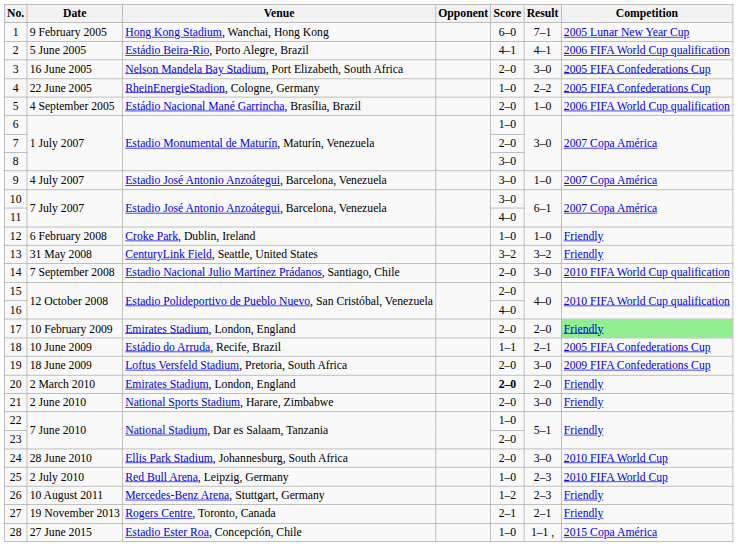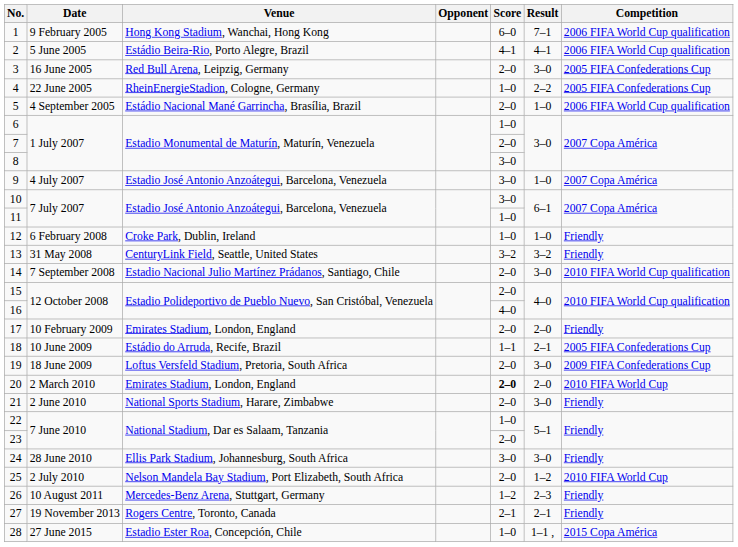(627, 32) 2005 Lunar New Year Cup -> (647, 32) 2006 FIFA World Cup qualification
(264, 69) Nelson Mandela Bay Stadium, Port Elizabeth, South Africa -> (207, 69) Red Bull Arena, Leipzig, Germany
(507, 217) 4–0 -> (507, 217) 1–0
(584, 328) lightgreen background -> (584, 328) no background
(584, 384) Friendly -> (616, 384) 2010 FIFA World Cup
(507, 458) 2–0 -> (507, 458) 3–0
(616, 458) 2010 FIFA World Cup -> (584, 458) Friendly
(207, 476) Red Bull Arena, Leipzig, Germany -> (264, 476) Nelson Mandela Bay Stadium, Port Elizabeth, South Africa
(507, 476) 1–0 -> (507, 476) 2–0
(543, 476) 2–3 -> (543, 476) 1–2
